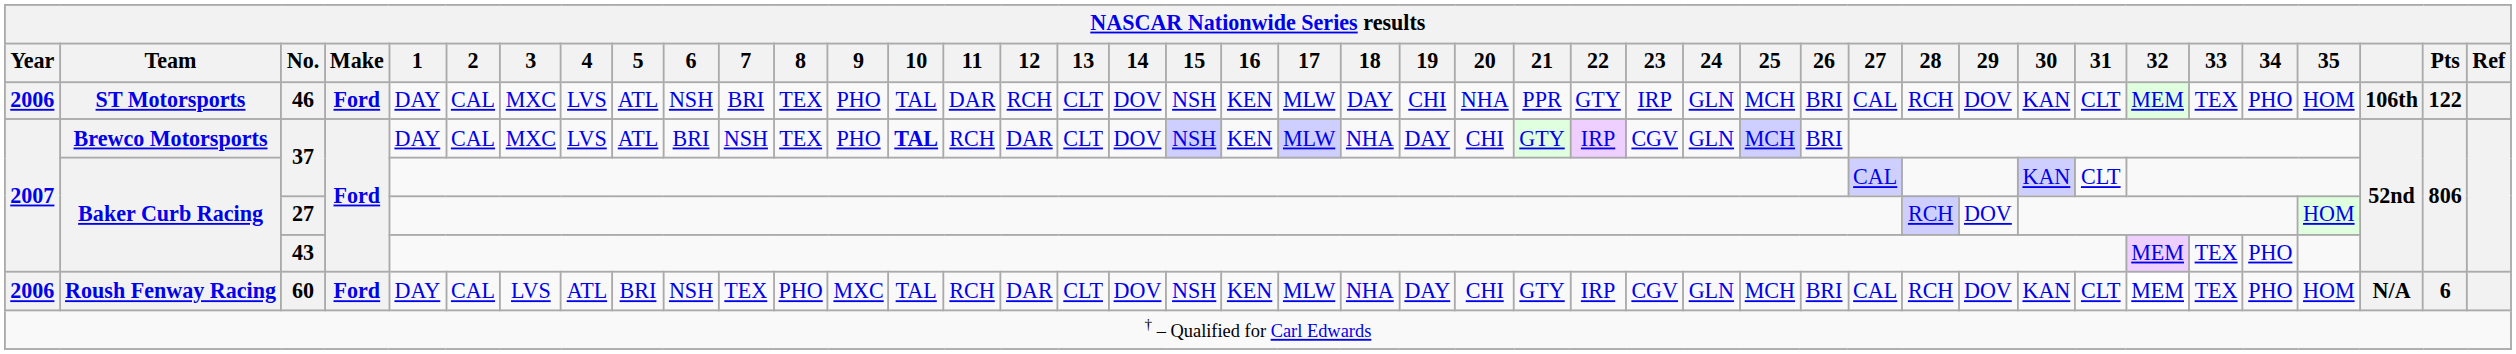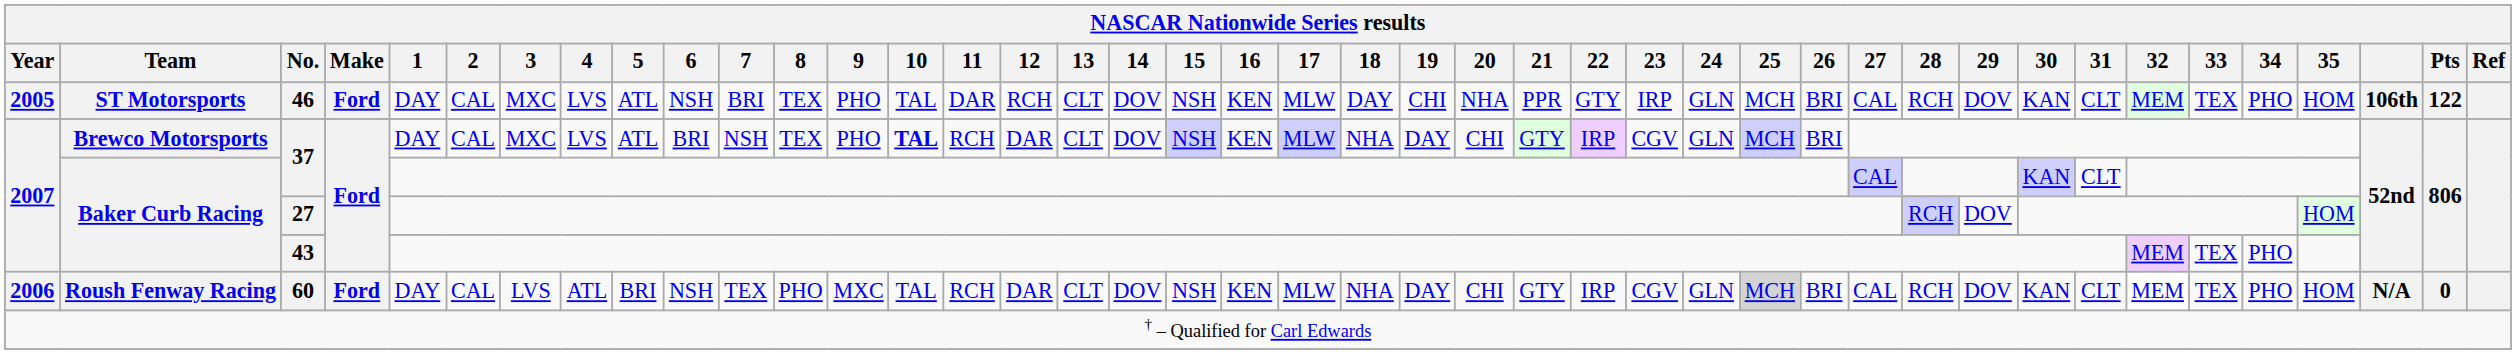(32, 100) 2006 -> (32, 100) 2005
(1770, 291) no background -> (1770, 291) lightgrey background
(2445, 291) 6 -> (2445, 291) 0
